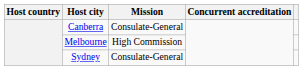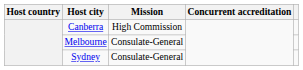(147, 27) Consulate-General -> (147, 27) High Commission
(147, 42) High Commission -> (147, 42) Consulate-General
